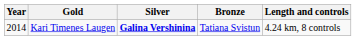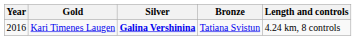(16, 27) 2014 -> (16, 27) 2016
